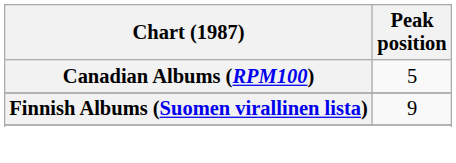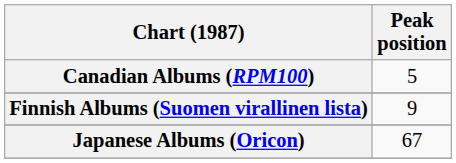+ row: (189, 141)
